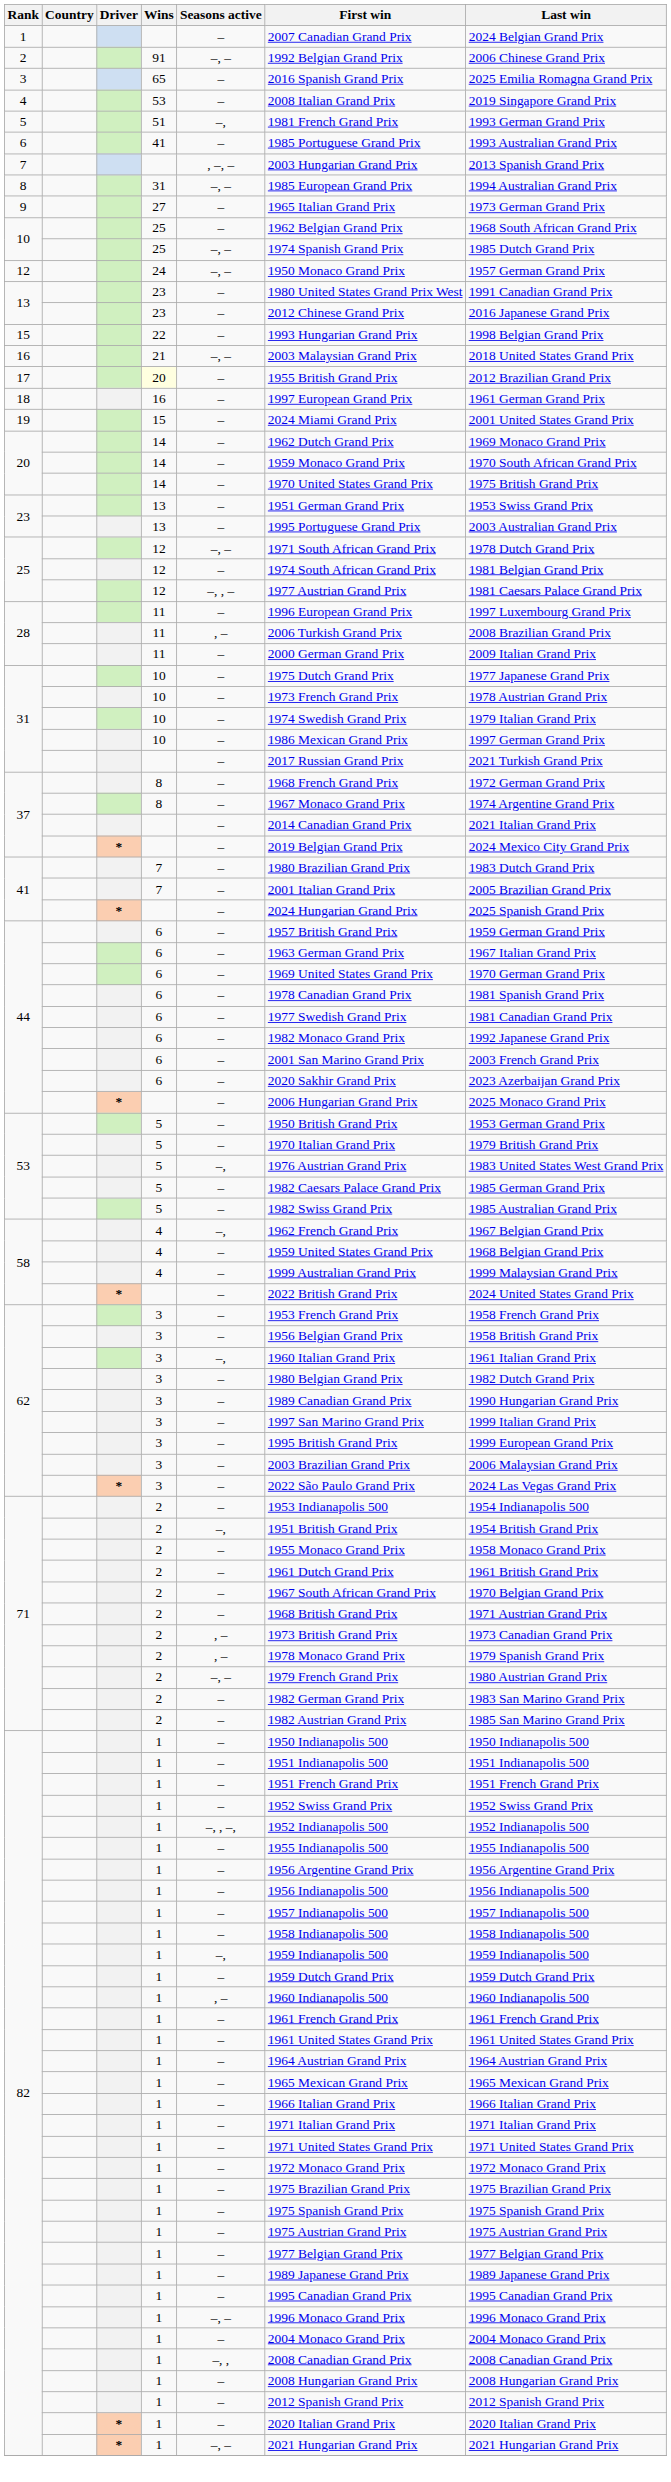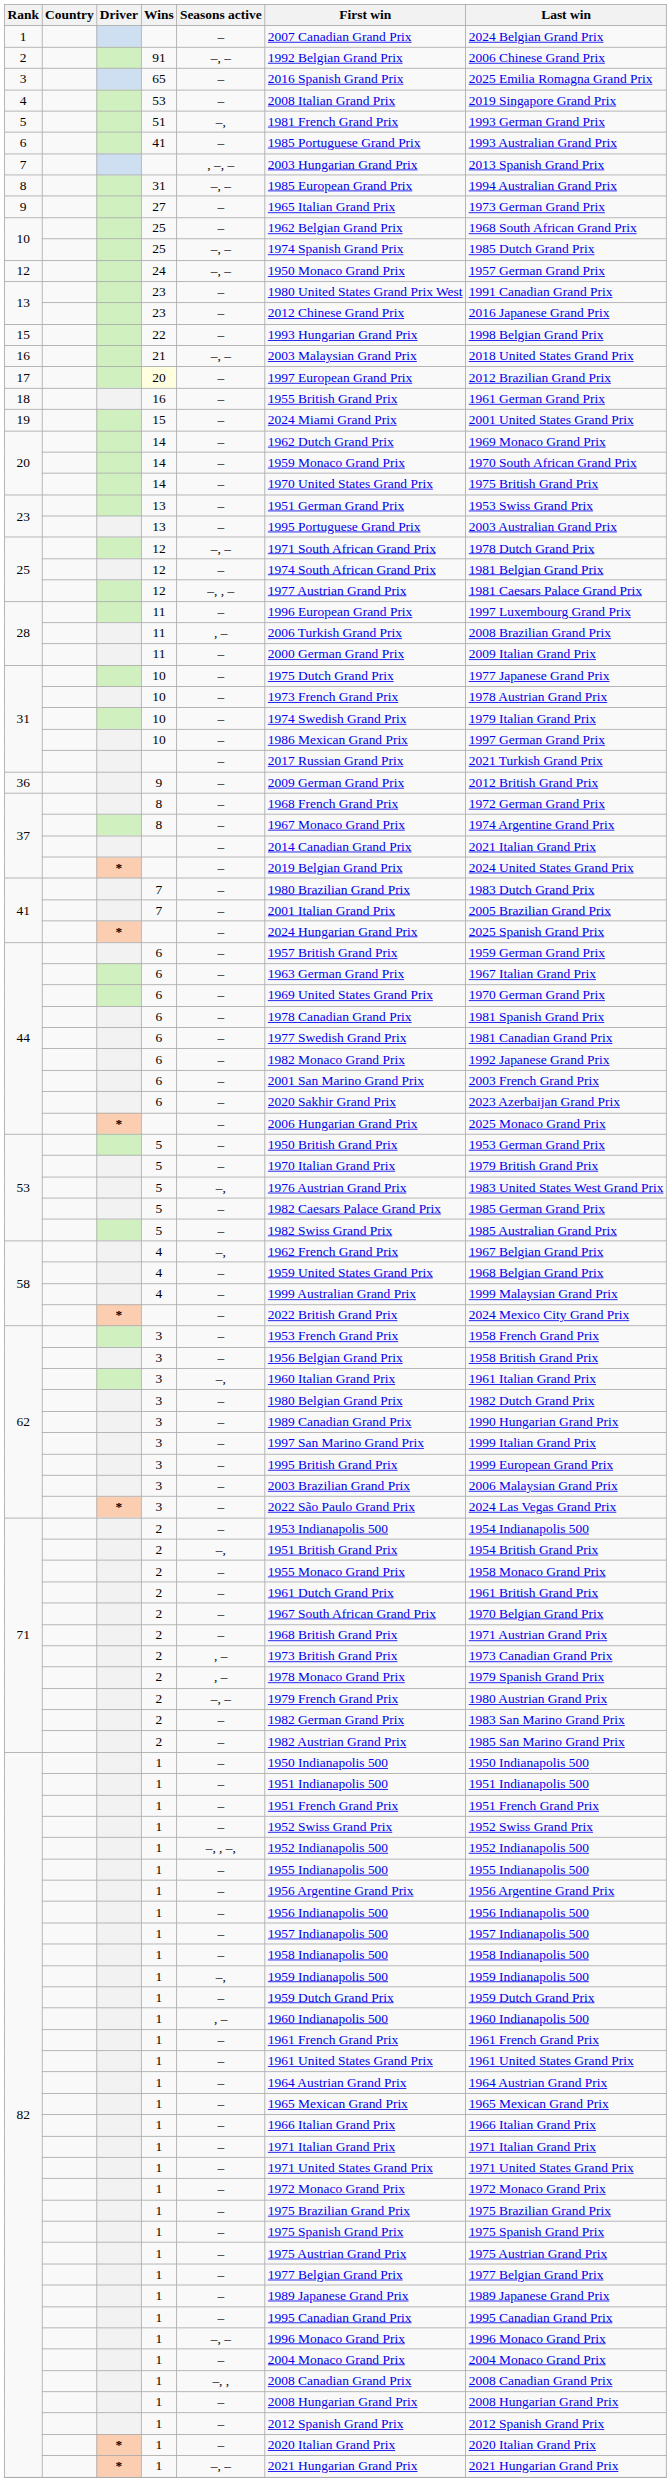(333, 377) 1955 British Grand Prix -> (340, 377) 1997 European Grand Prix
(340, 398) 1997 European Grand Prix -> (333, 398) 1955 British Grand Prix
+ row: (23, 782)
(549, 846) 2024 Mexico City Grand Prix -> (551, 867) 2024 United States Grand Prix
(551, 1294) 2024 United States Grand Prix -> (549, 1315) 2024 Mexico City Grand Prix
